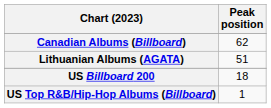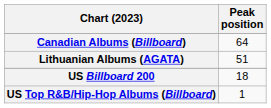(242, 42) 62 -> (242, 42) 64
